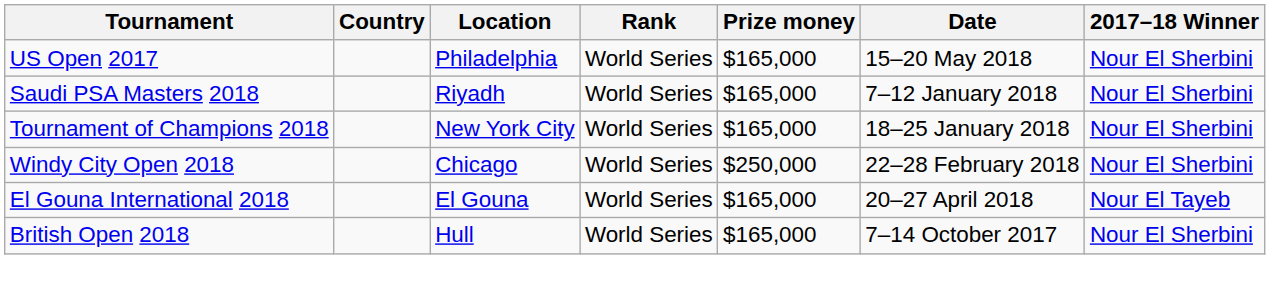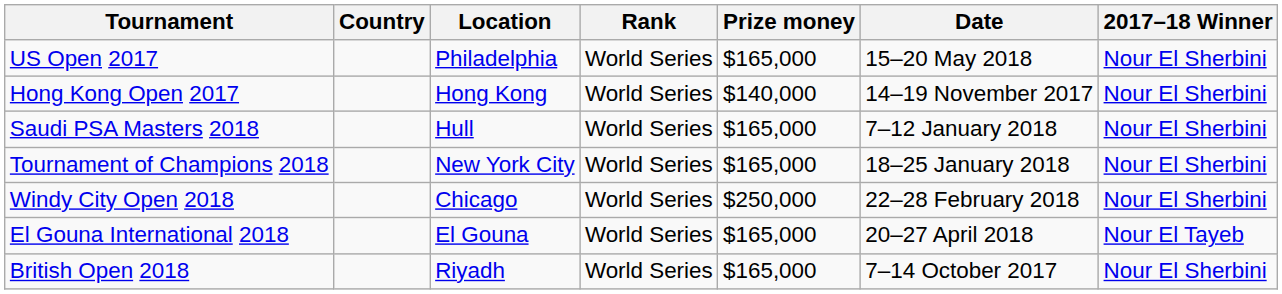+ row: (124, 93)
(470, 93) Riyadh -> (454, 128) Hull
(454, 235) Hull -> (470, 270) Riyadh
